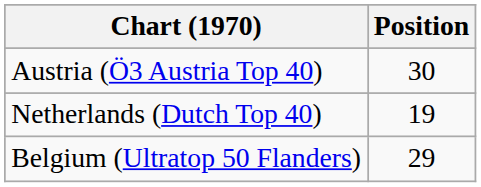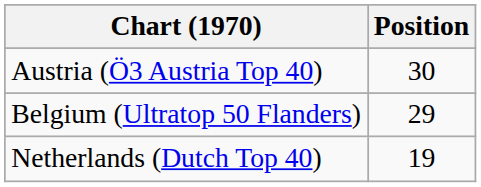rows swapped: (186, 158) <-> (166, 114)
